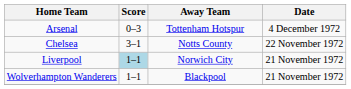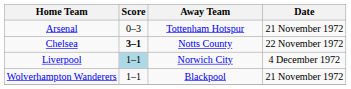(304, 28) 4 December 1972 -> (304, 28) 21 November 1972
(133, 44) normal -> (133, 44) bold
(304, 60) 21 November 1972 -> (304, 60) 4 December 1972
